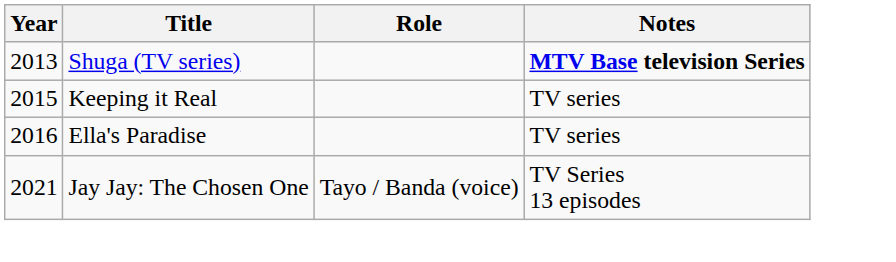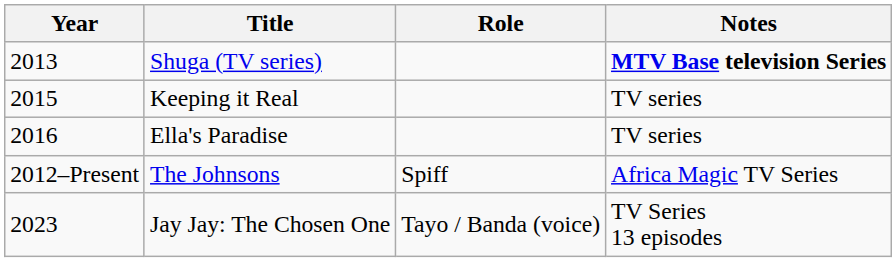+ row: (215, 173)
(34, 186) 2021 -> (34, 224) 2023
